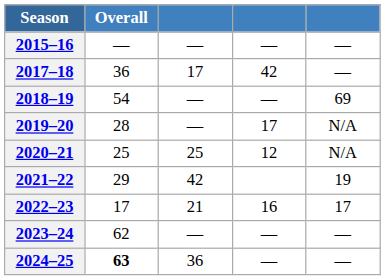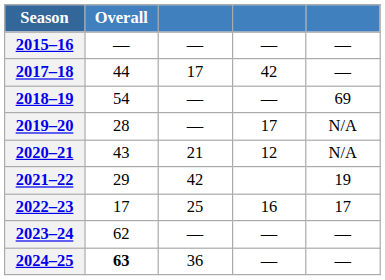(121, 71) 36 -> (121, 71) 44
(121, 152) 25 -> (121, 152) 43
(195, 152) 25 -> (195, 152) 21
(195, 206) 21 -> (195, 206) 25
